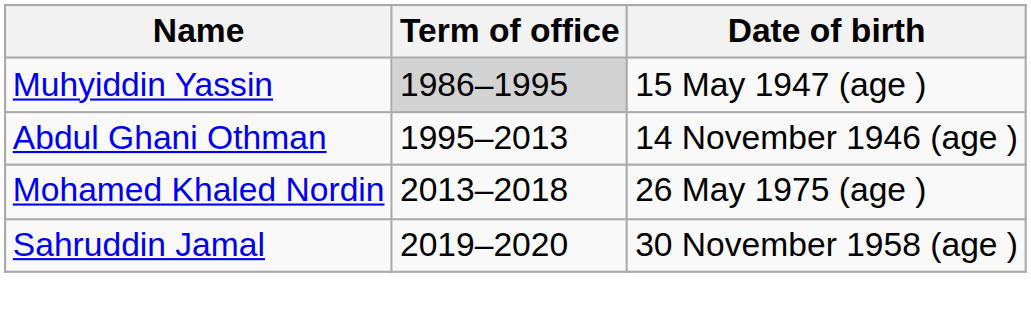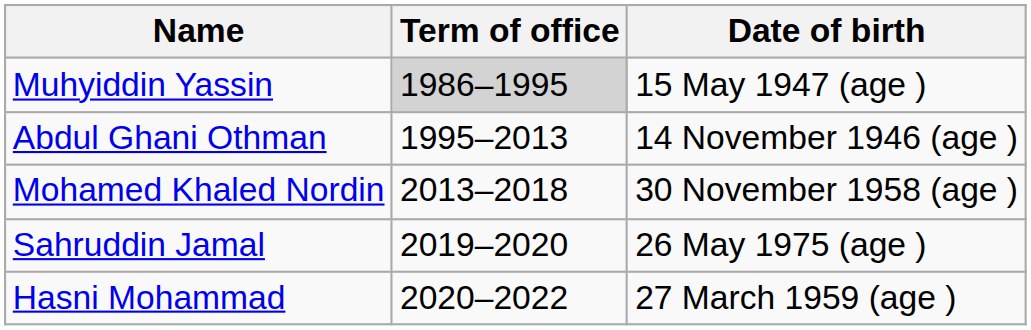(781, 191) 26 May 1975 (age ) -> (827, 191) 30 November 1958 (age )
(827, 244) 30 November 1958 (age ) -> (781, 244) 26 May 1975 (age )
+ row: (149, 297)
